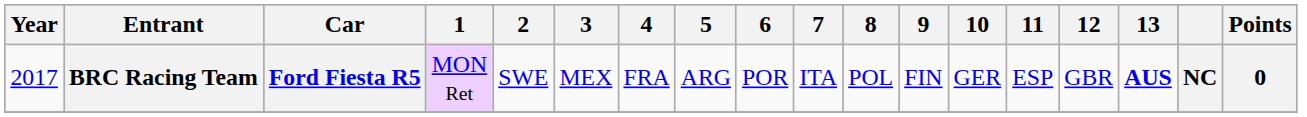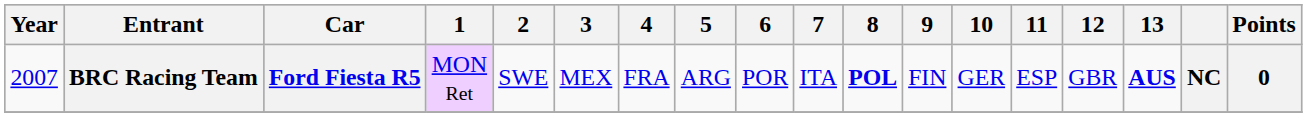(34, 77) 2017 -> (34, 77) 2007
(871, 77) normal -> (873, 77) bold
